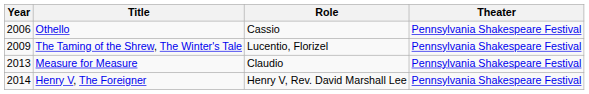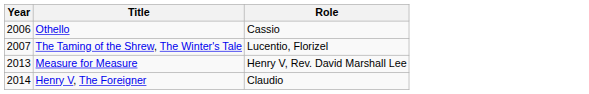- column: (497, 13)
(19, 47) 2009 -> (19, 47) 2007
(265, 64) Claudio -> (327, 64) Henry V, Rev. David Marshall Lee
(327, 81) Henry V, Rev. David Marshall Lee -> (265, 81) Claudio
